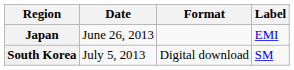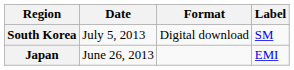rows swapped: (42, 34) <-> (42, 55)
